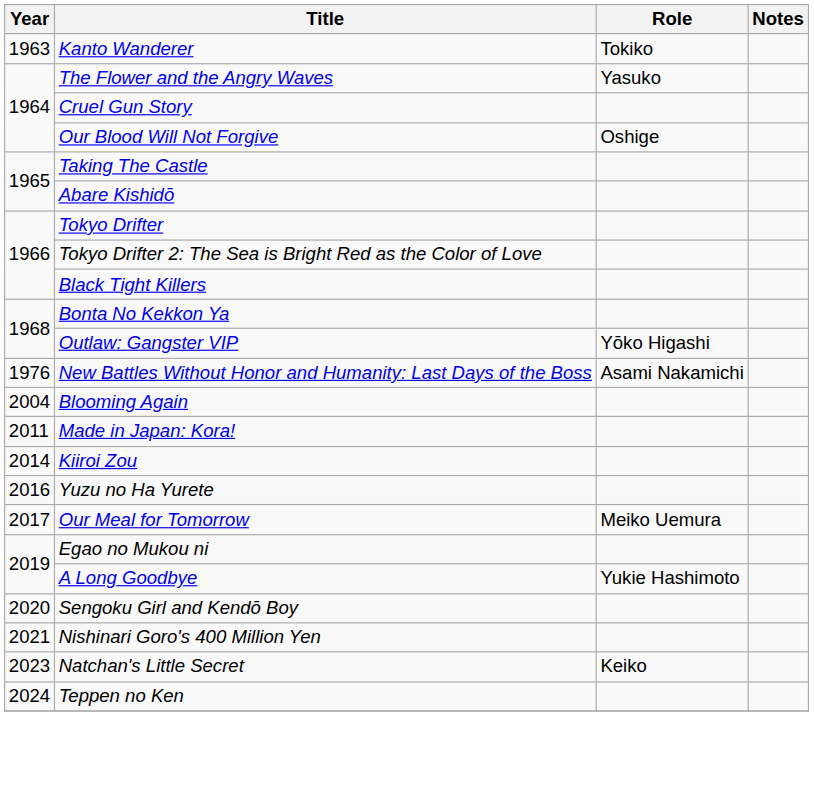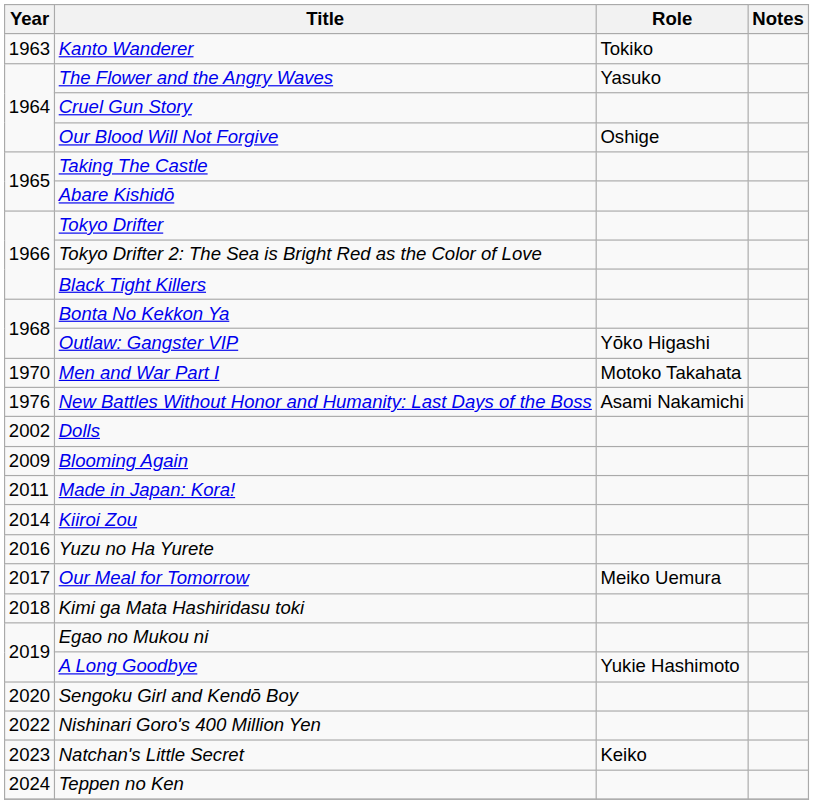+ row: (139, 372)
+ row: (79, 431)
(30, 401) 2004 -> (30, 460) 2009
+ row: (181, 607)
(30, 637) 2021 -> (30, 725) 2022
